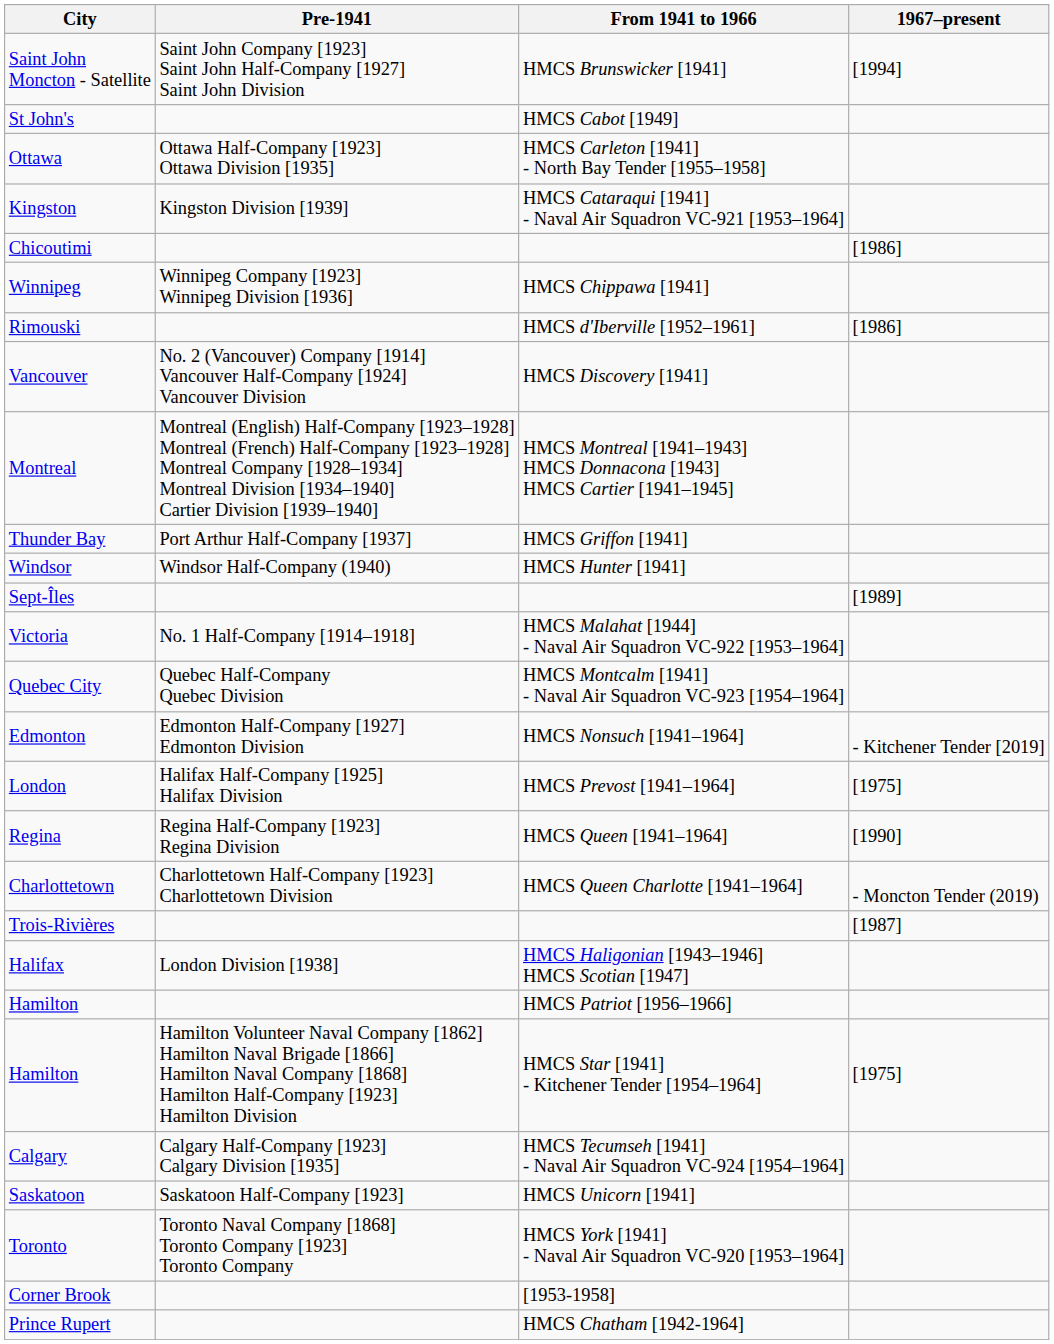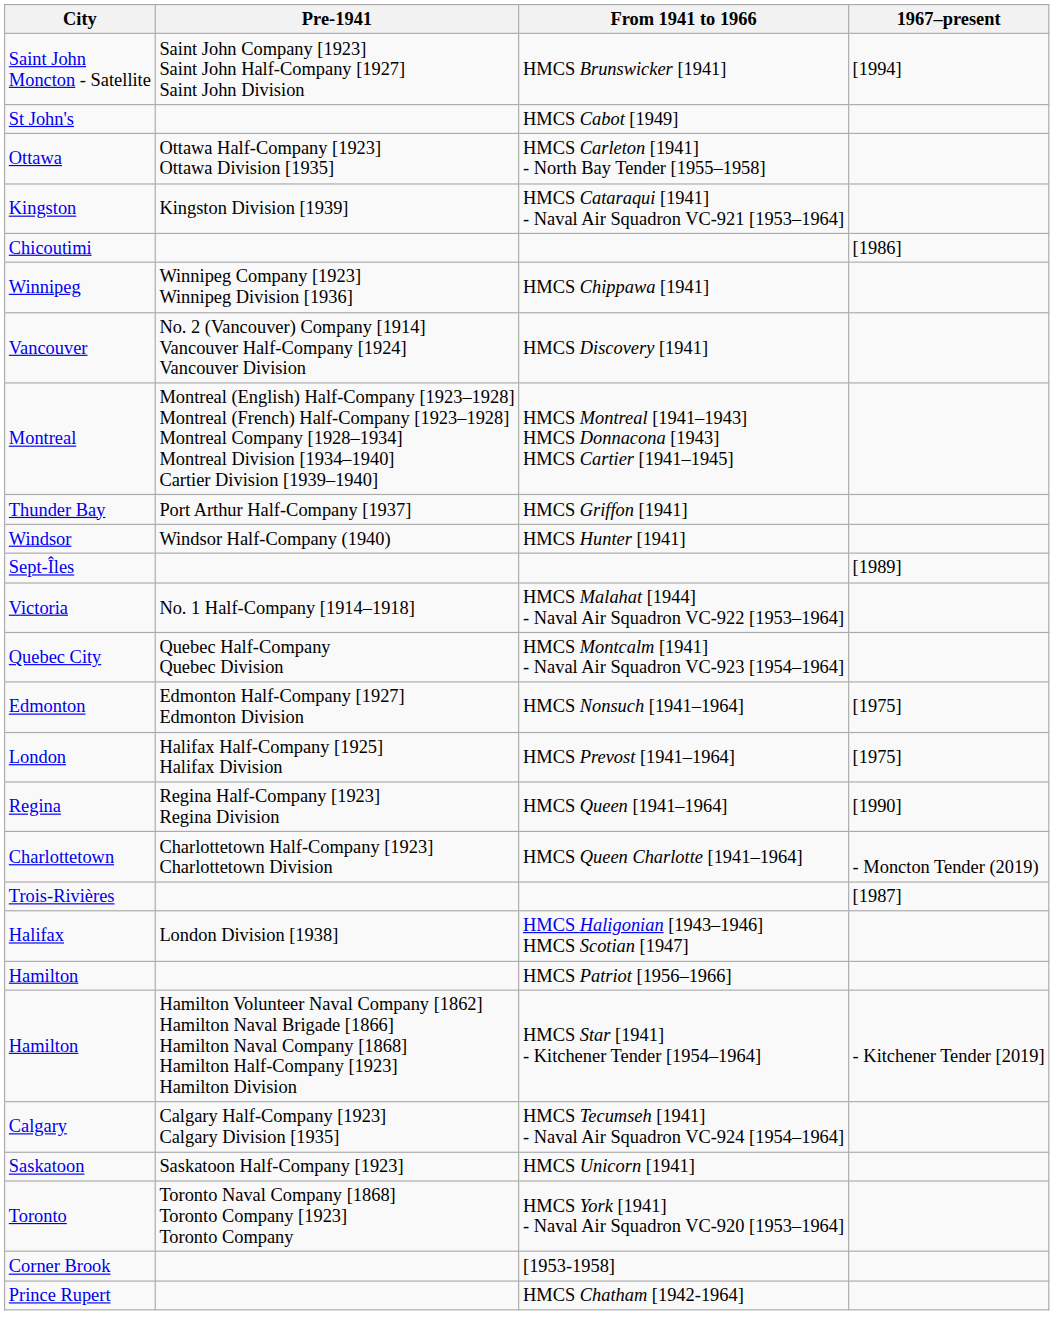- row: (45, 326)
(949, 746) - Kitchener Tender [2019] -> (877, 707) [1975]
(877, 1075) [1975] -> (949, 1056) - Kitchener Tender [2019]
